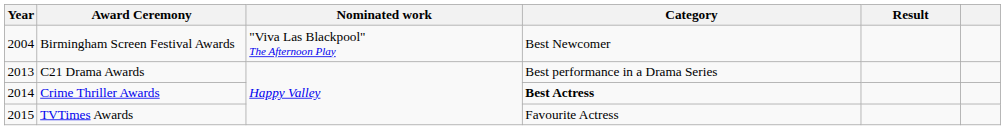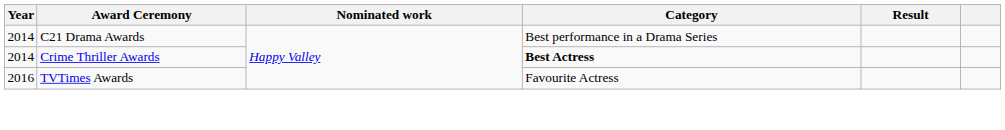- row: (137, 43)
(21, 72) 2013 -> (21, 36) 2014
(21, 114) 2015 -> (21, 78) 2016
